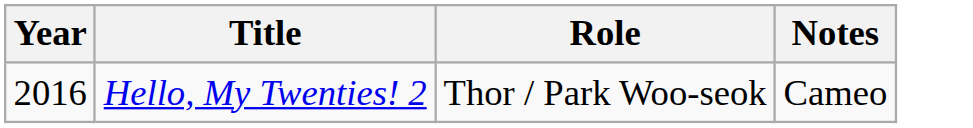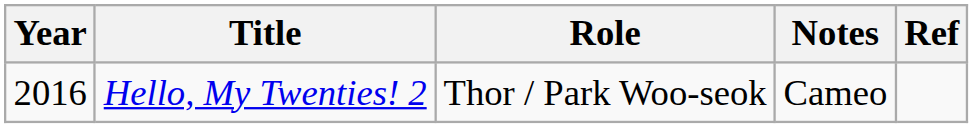+ column: (932, 33)
